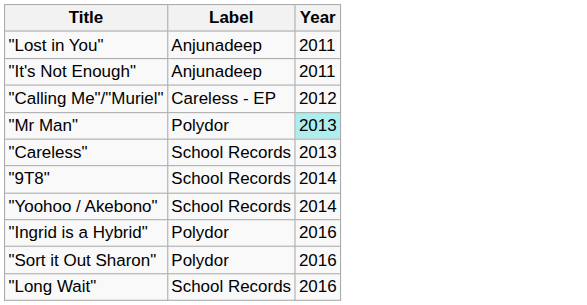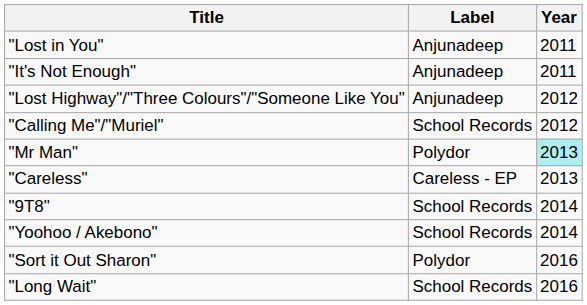+ row: (207, 98)
(224, 98) Careless - EP -> (472, 125) School Records
(231, 152) School Records -> (465, 179) Careless - EP
- row: (78, 233)
